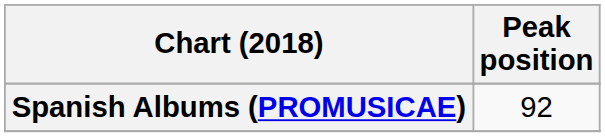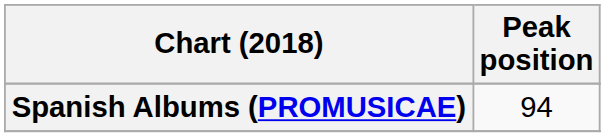(536, 107) 92 -> (536, 107) 94
